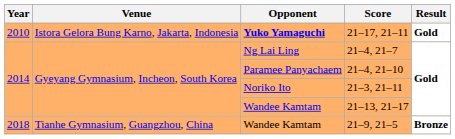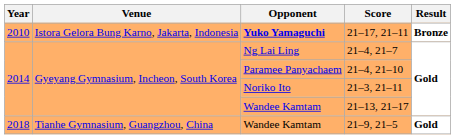(426, 32) Gold -> (431, 32) Bronze
(431, 125) Bronze -> (426, 125) Gold
